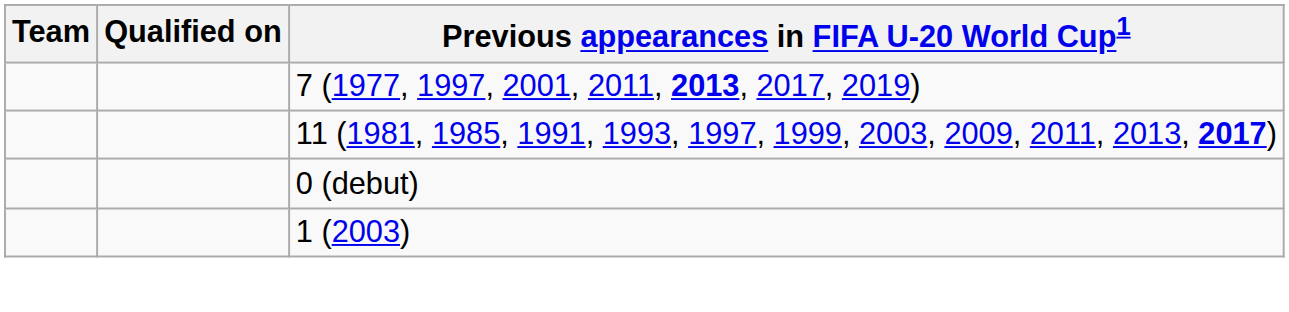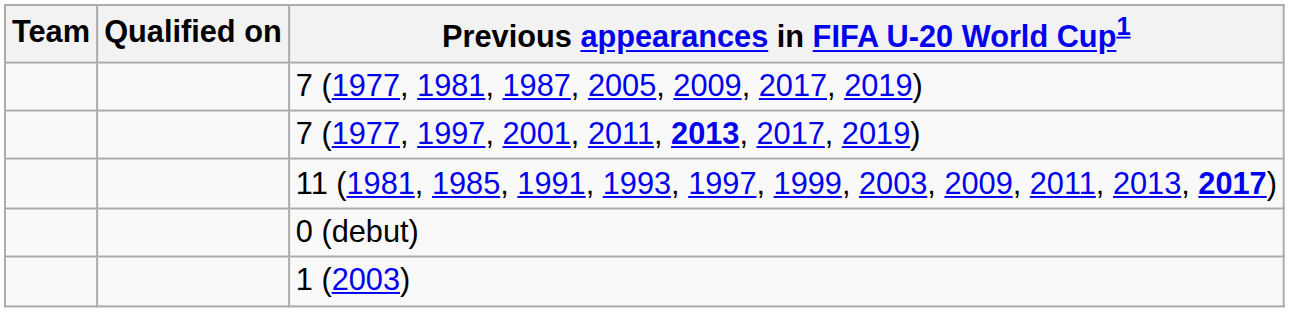+ row: (609, 85)
